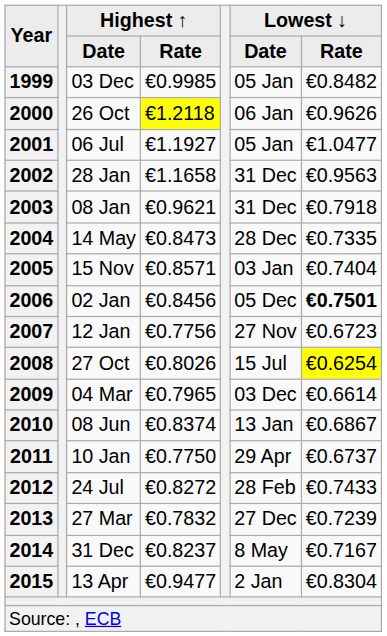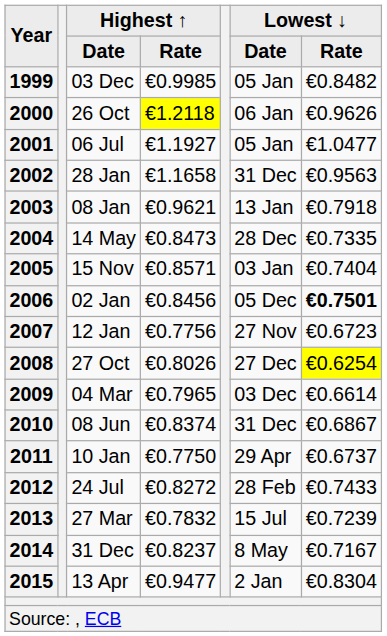(265, 207) 31 Dec -> (264, 207) 13 Jan
(261, 363) 15 Jul -> (265, 363) 27 Dec
(264, 425) 13 Jan -> (265, 425) 31 Dec
(265, 519) 27 Dec -> (261, 519) 15 Jul
